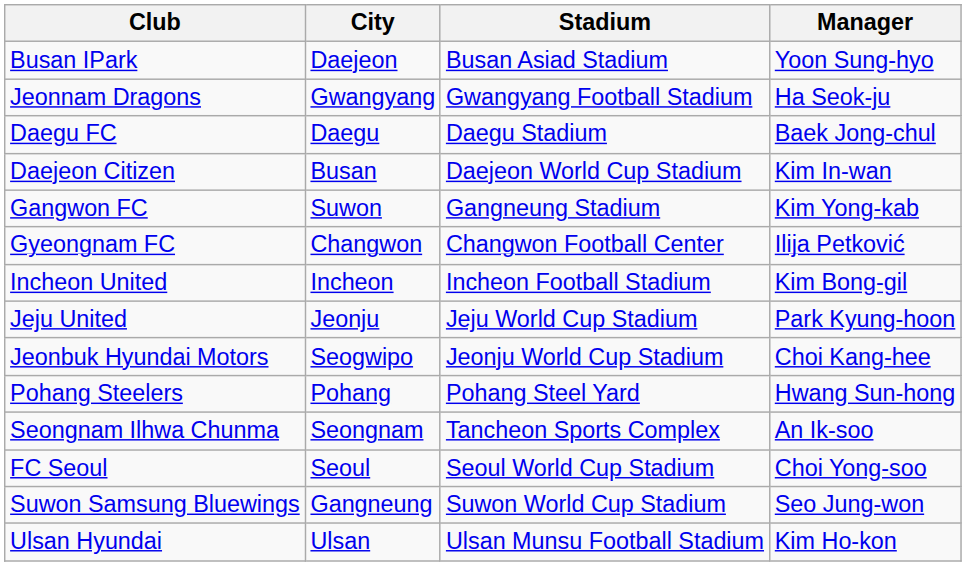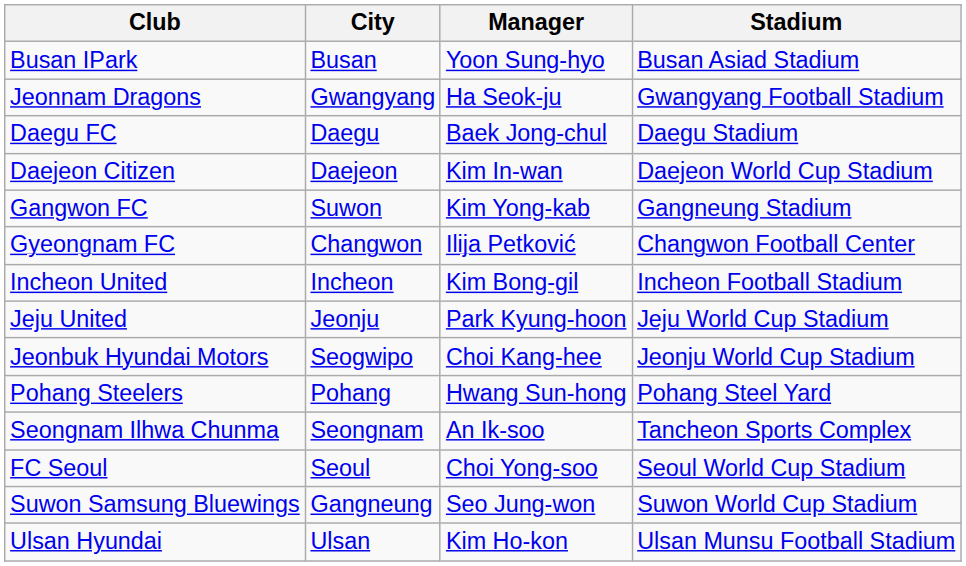columns swapped: (865, 23) <-> (605, 23)
(354, 60) Daejeon -> (344, 60) Busan
(344, 171) Busan -> (354, 171) Daejeon
